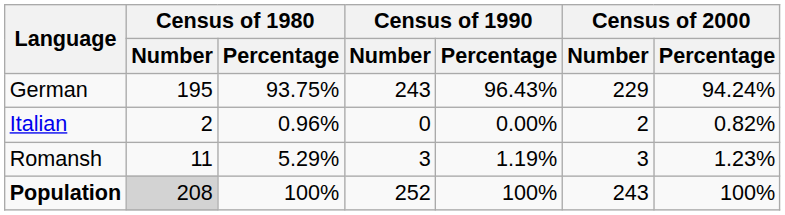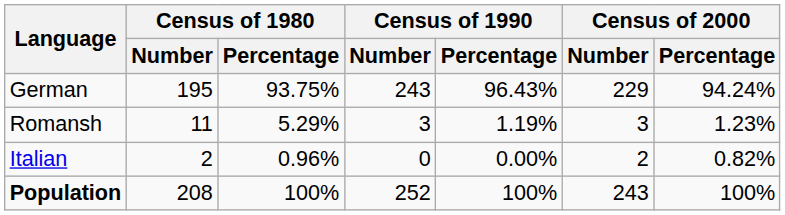rows swapped: (56, 158) <-> (38, 124)
(195, 192) lightgrey background -> (195, 192) no background
